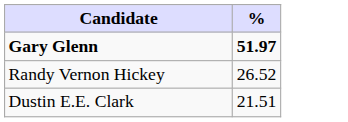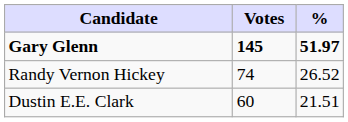+ column: (264, 18)
